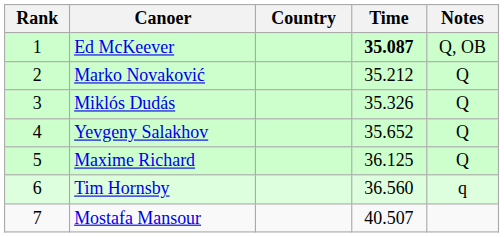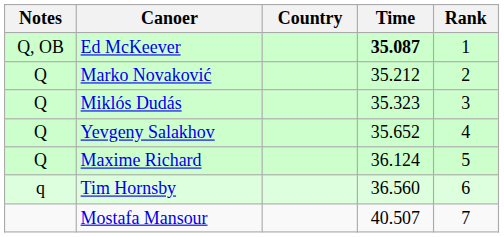columns swapped: (37, 18) <-> (462, 18)
(389, 103) 35.326 -> (395, 103) 35.323
(389, 160) 36.125 -> (395, 160) 36.124
